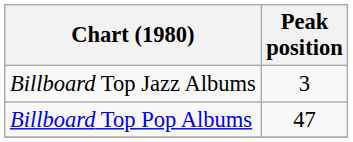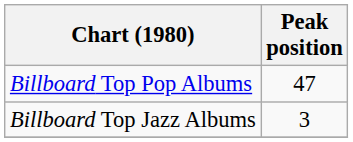rows swapped: (131, 119) <-> (133, 83)
